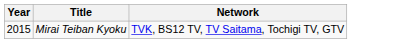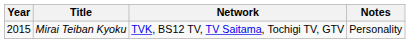+ column: (376, 13)
